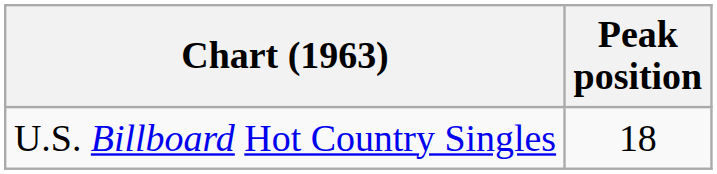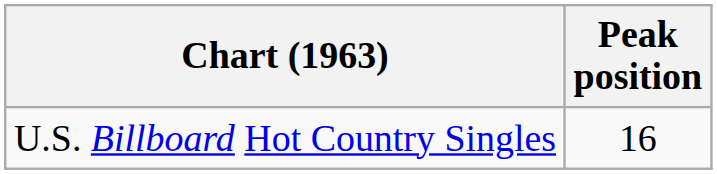(638, 137) 18 -> (638, 137) 16
